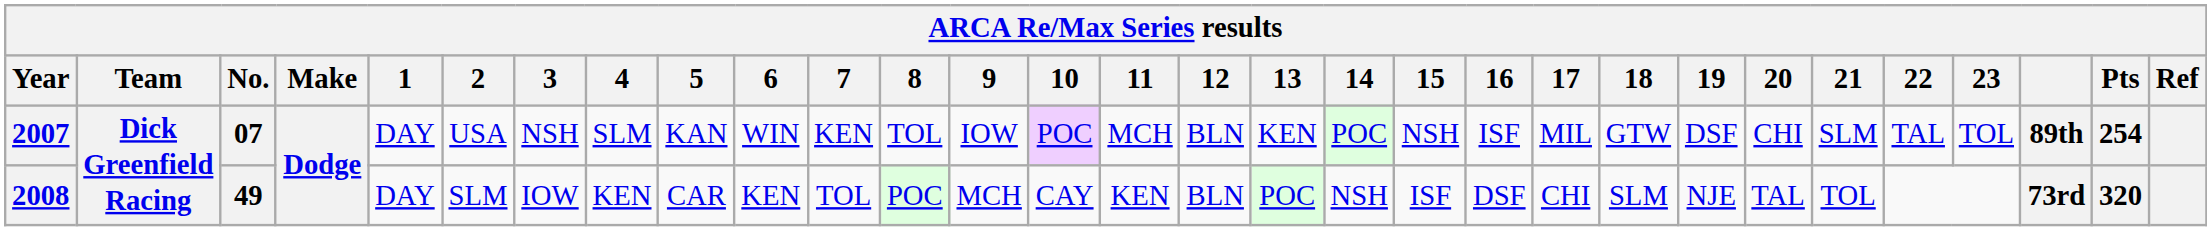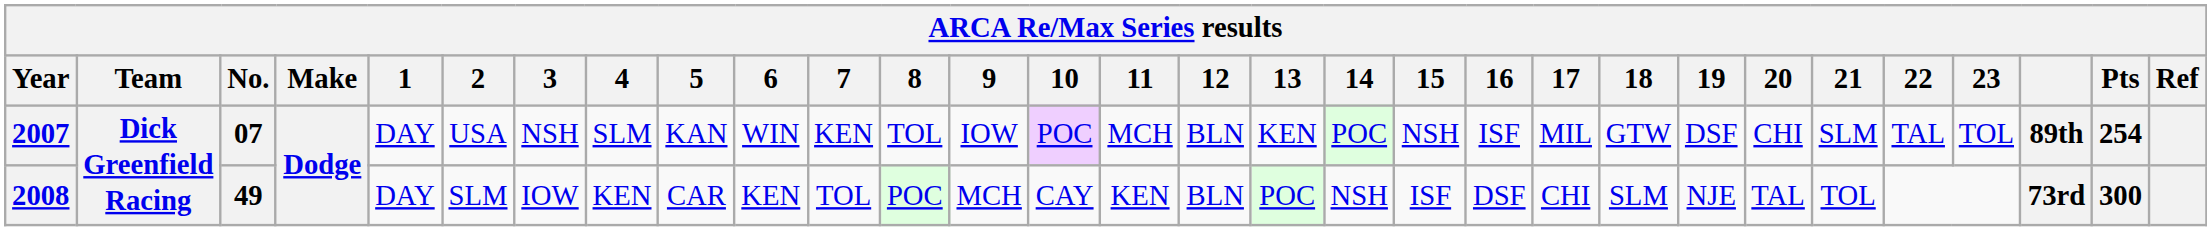(2120, 194) 320 -> (2120, 194) 300
